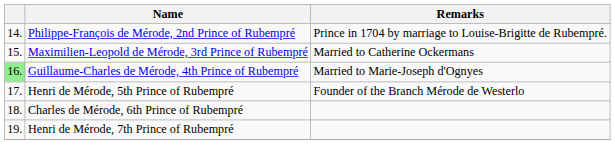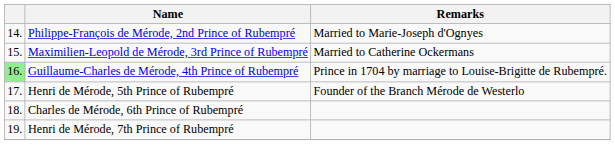(460, 33) Prince in 1704 by marriage to Louise-Brigitte de Rubempré. -> (398, 33) Married to Marie-Joseph d'Ognyes
(398, 71) Married to Marie-Joseph d'Ognyes -> (460, 71) Prince in 1704 by marriage to Louise-Brigitte de Rubempré.
